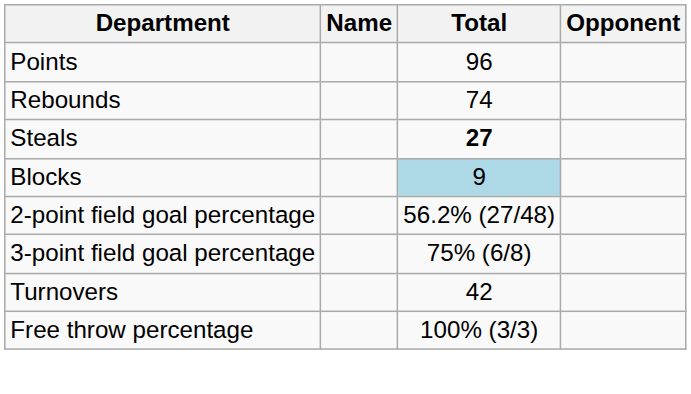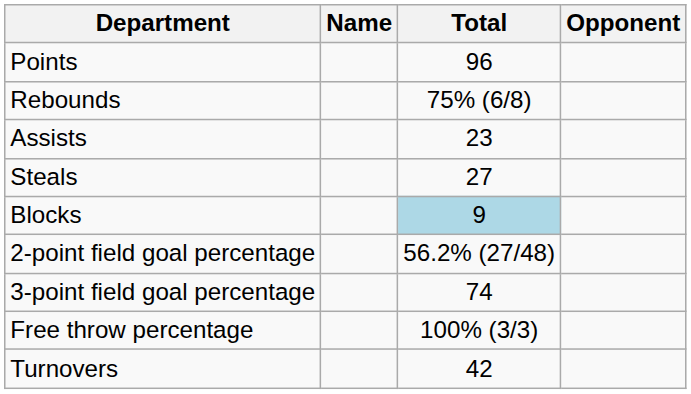(479, 100) 74 -> (479, 100) 75% (6/8)
+ row: (49, 138)
(479, 138) bold -> (479, 176) normal
(479, 253) 75% (6/8) -> (479, 291) 74
rows swapped: (132, 330) <-> (64, 291)
